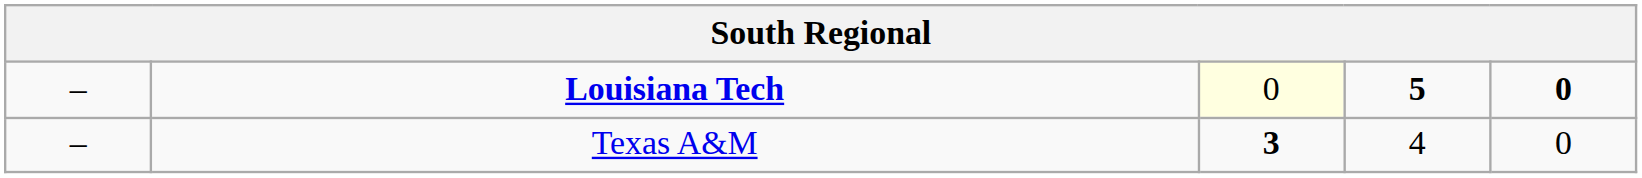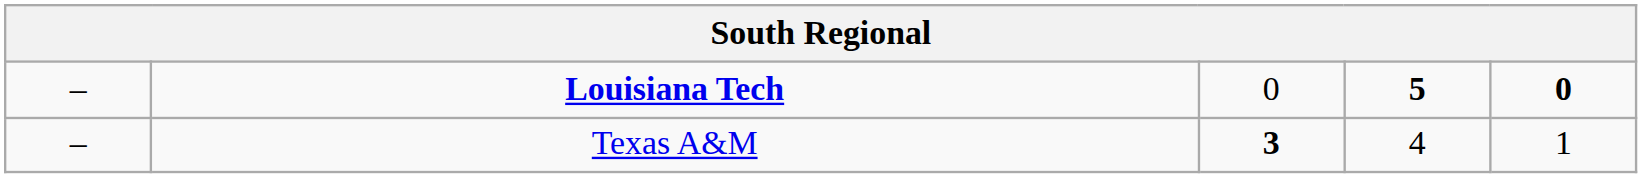(1271, 88) lightyellow background -> (1271, 88) no background
(1563, 144) 0 -> (1563, 144) 1
